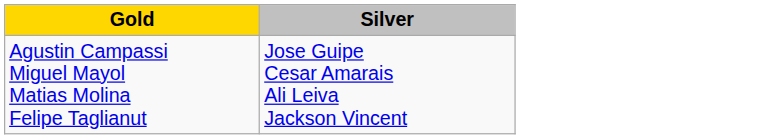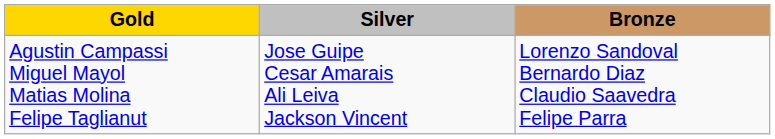+ column: (642, 20)
